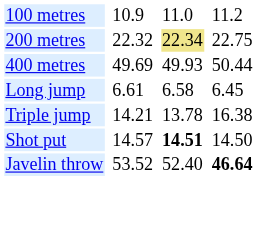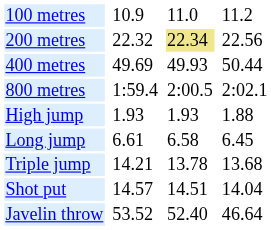(232, 40) 22.75 -> (242, 40) 22.56
+ row: (45, 90)
+ row: (44, 114)
(232, 114) 16.38 -> (242, 164) 13.68
(182, 139) bold -> (187, 189) normal
(232, 139) 14.50 -> (242, 189) 14.04
(232, 164) bold -> (242, 214) normal
